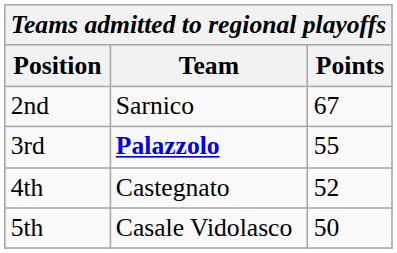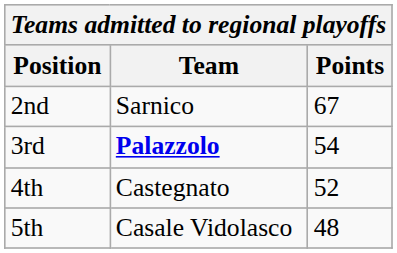(327, 146) 55 -> (327, 146) 54
(327, 227) 50 -> (327, 227) 48
